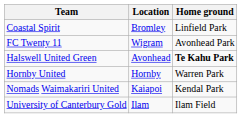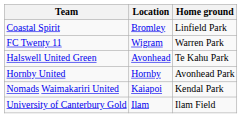(205, 43) Avonhead Park -> (199, 43) Warren Park
(204, 58) bold -> (202, 58) normal
(199, 74) Warren Park -> (205, 74) Avonhead Park
